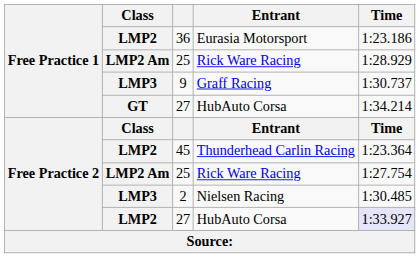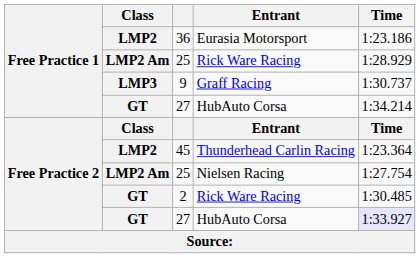(249, 173) Rick Ware Racing -> (240, 173) Nielsen Racing
(138, 196) LMP3 -> (138, 196) GT
(240, 196) Nielsen Racing -> (249, 196) Rick Ware Racing
(138, 219) LMP2 -> (138, 219) GT
